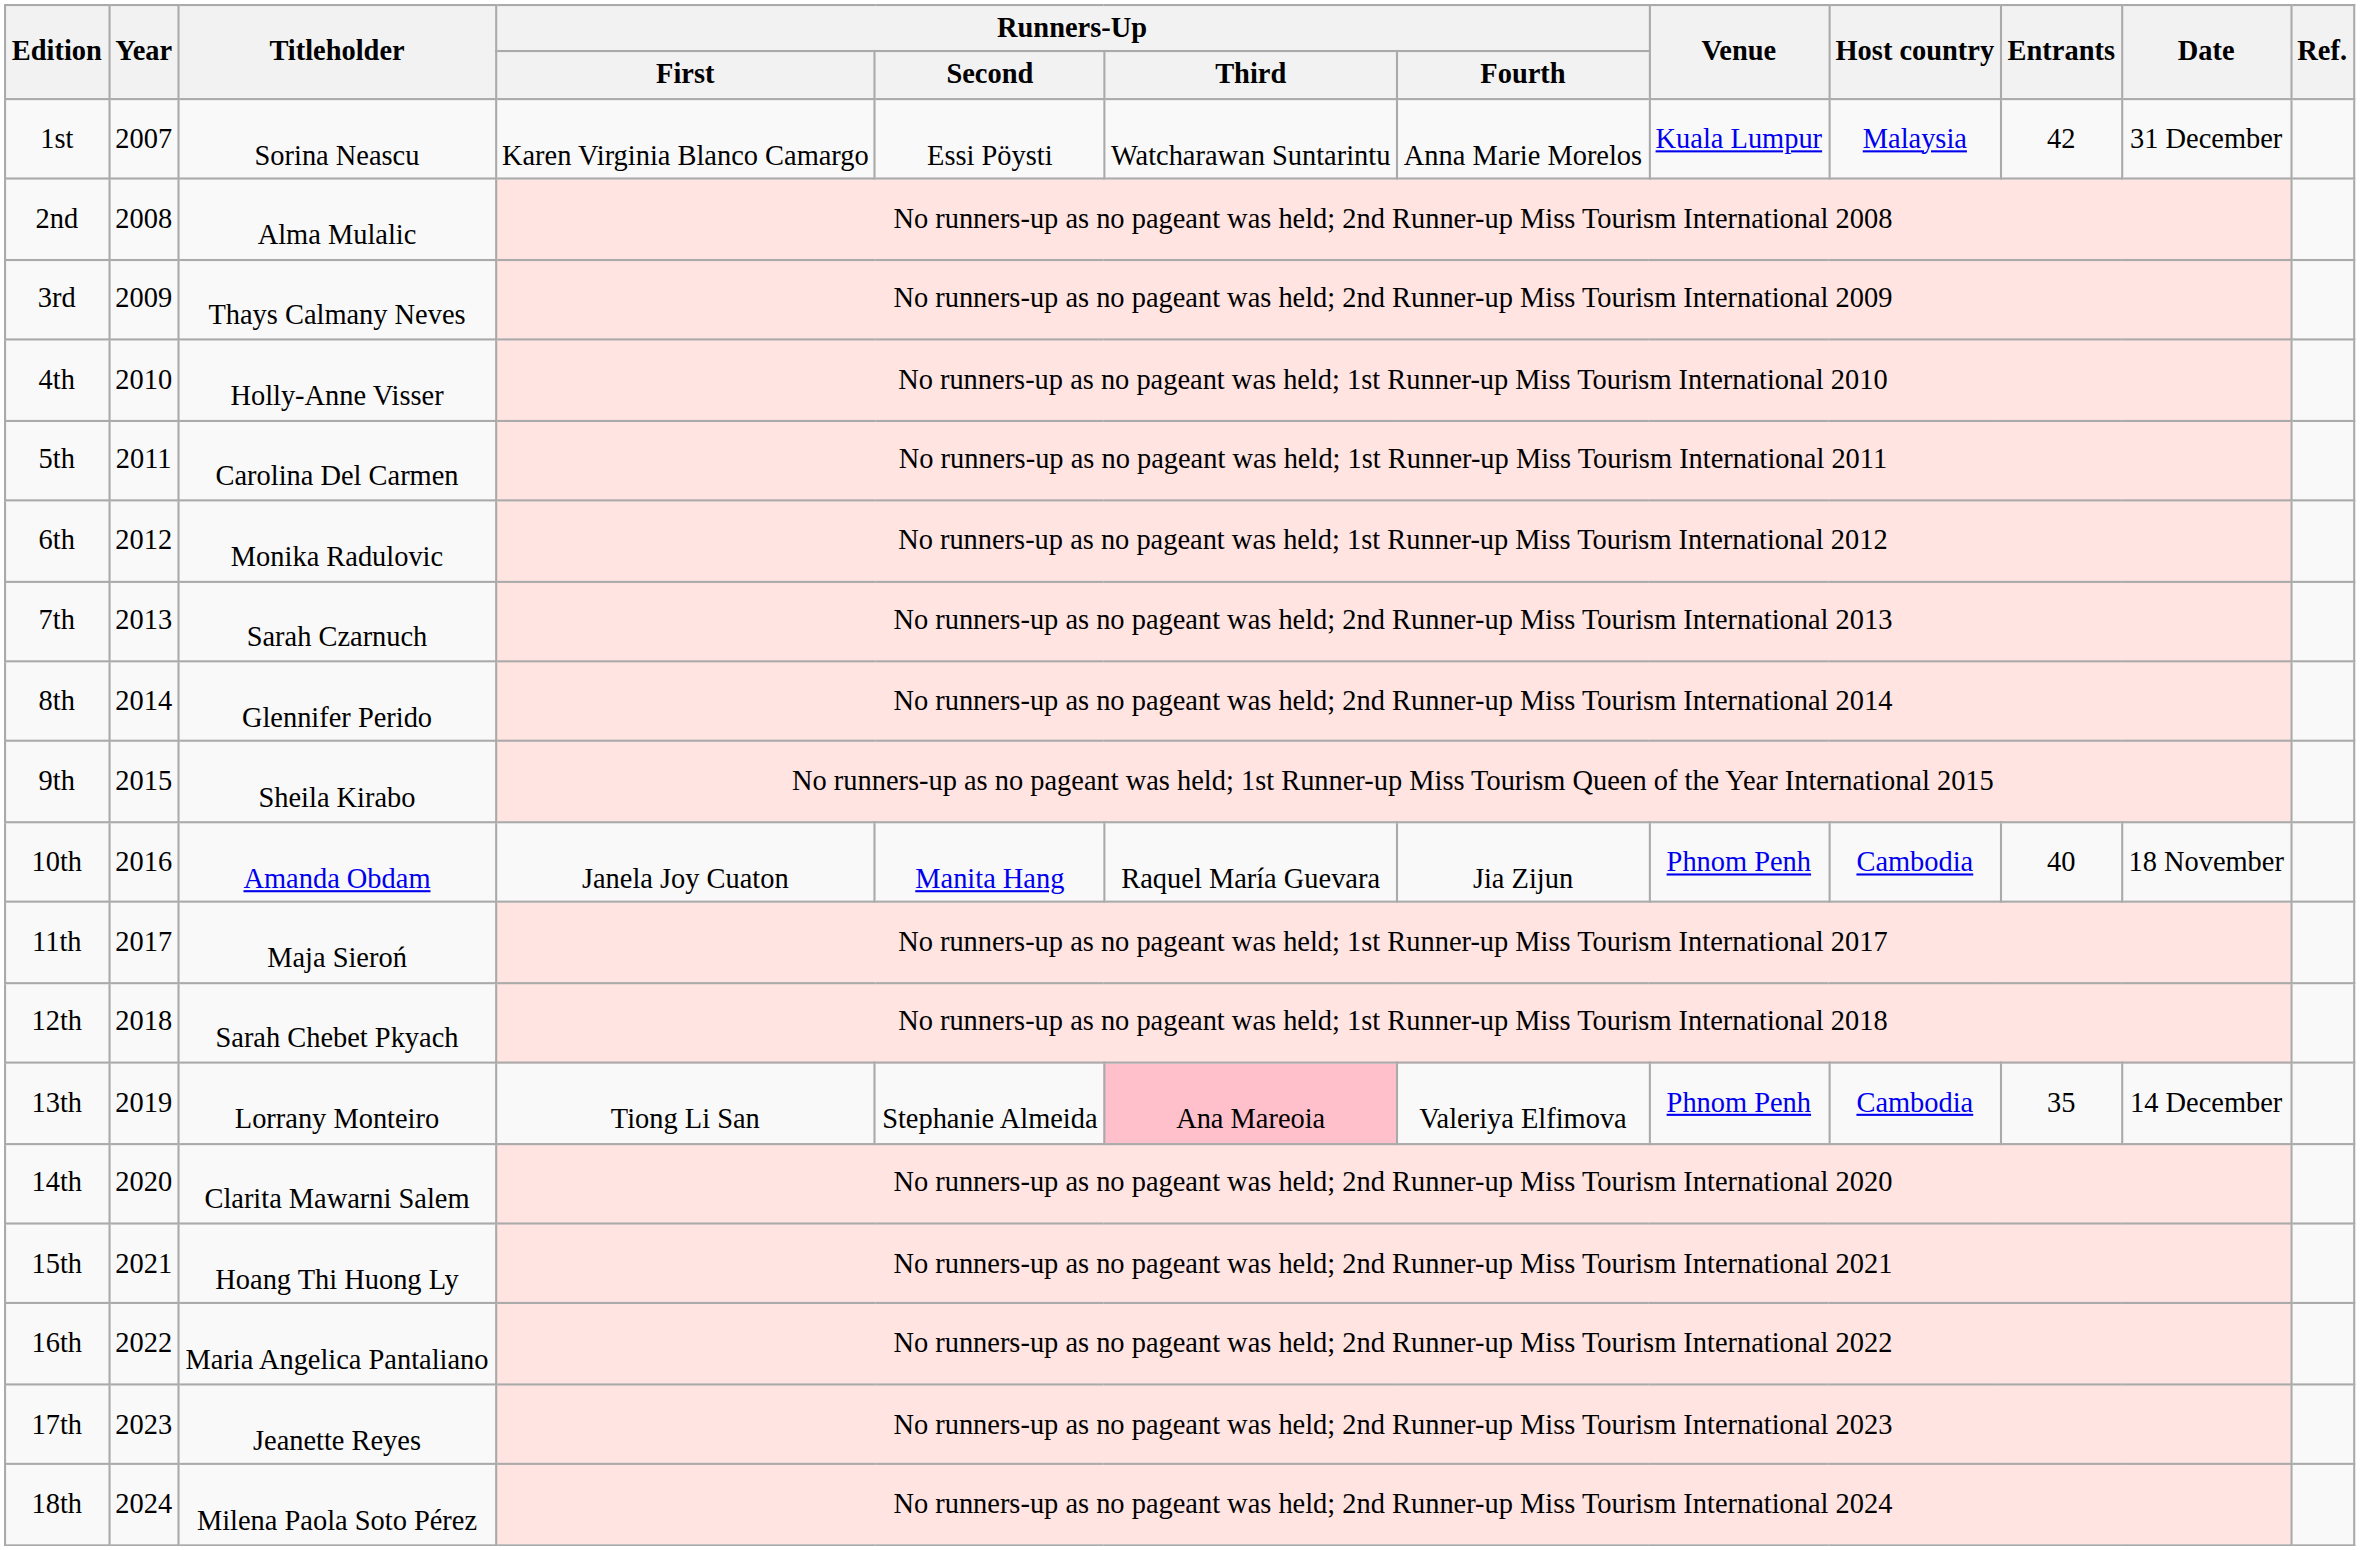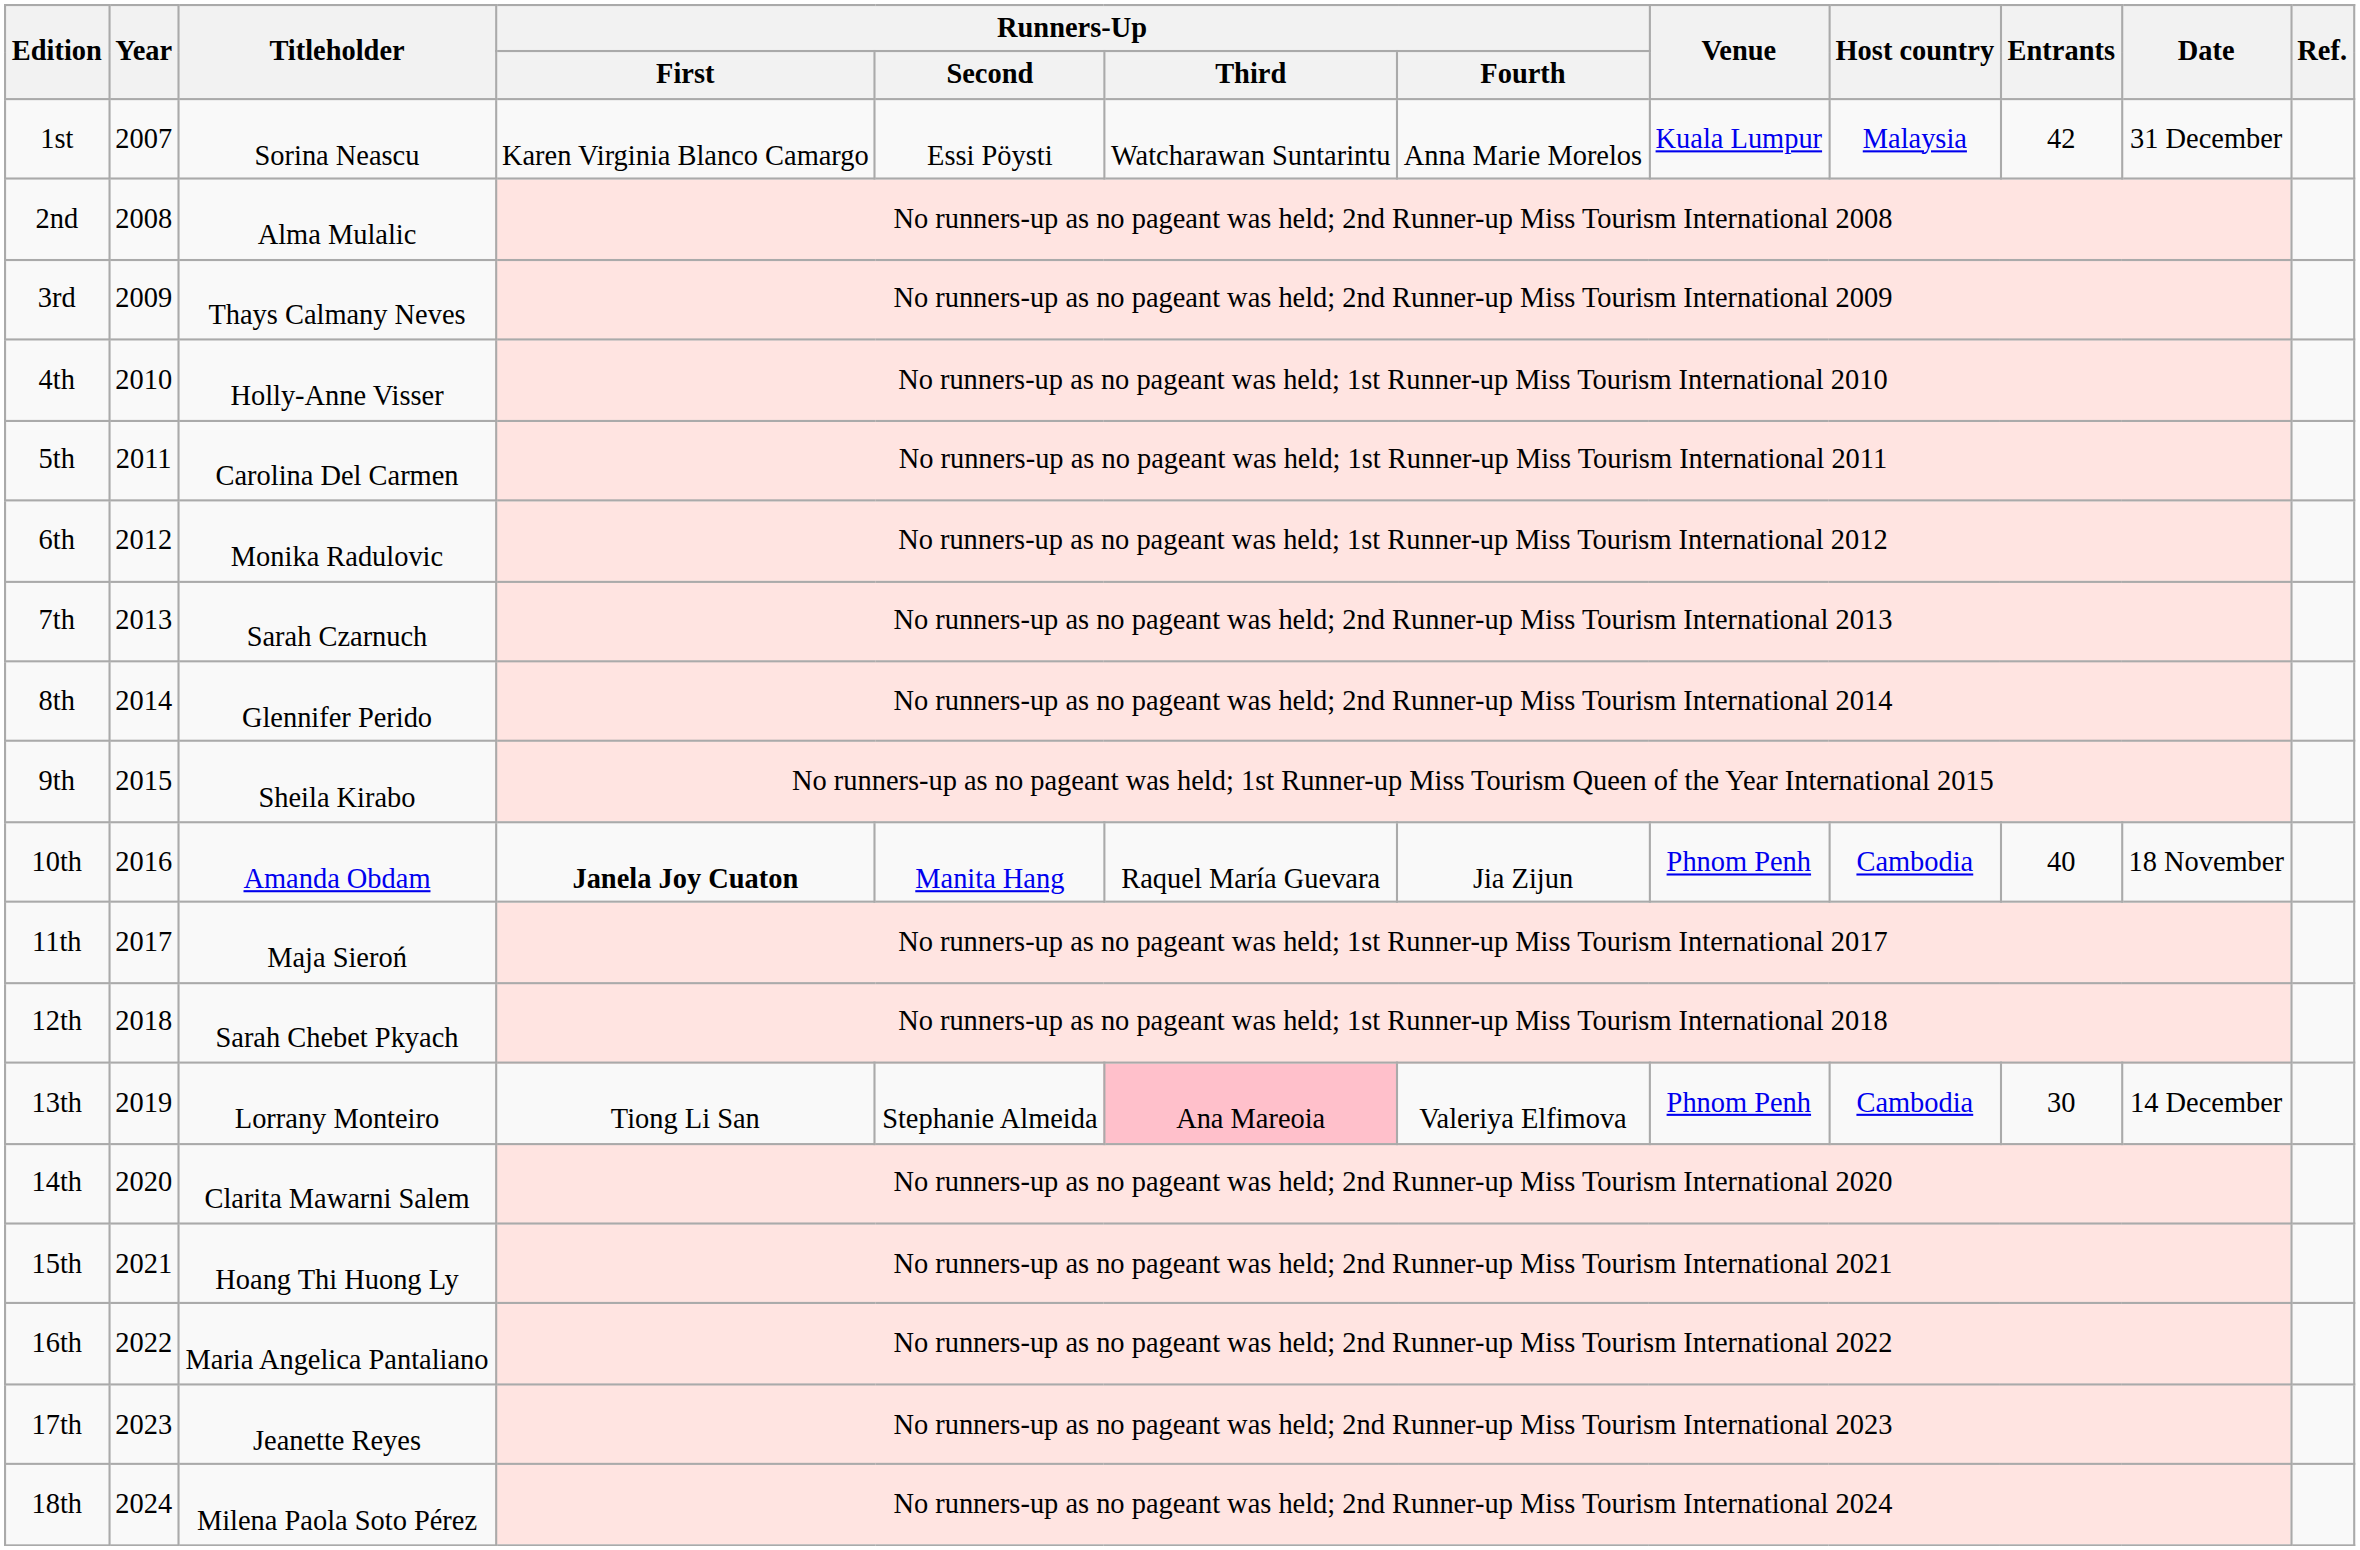(685, 877) normal -> (685, 877) bold
(2061, 1102) 35 -> (2061, 1102) 30
